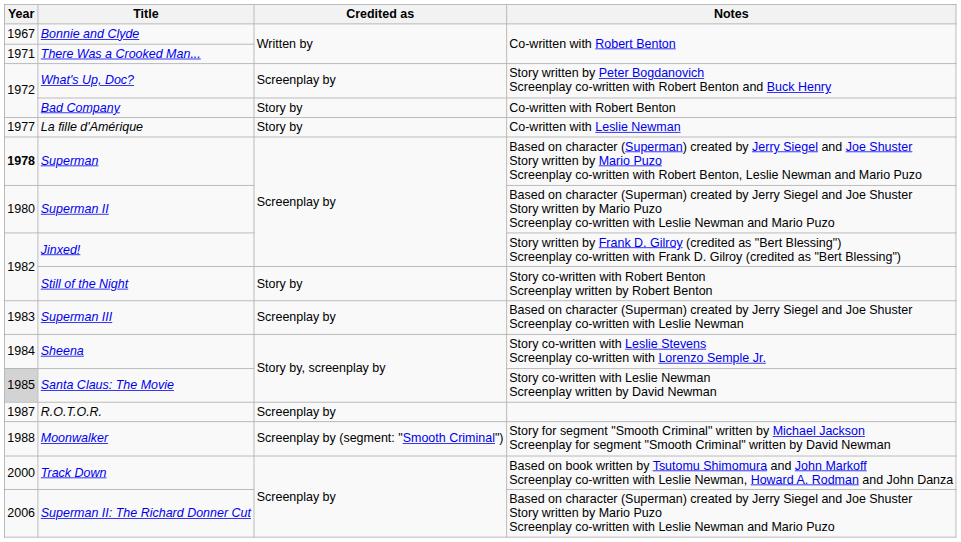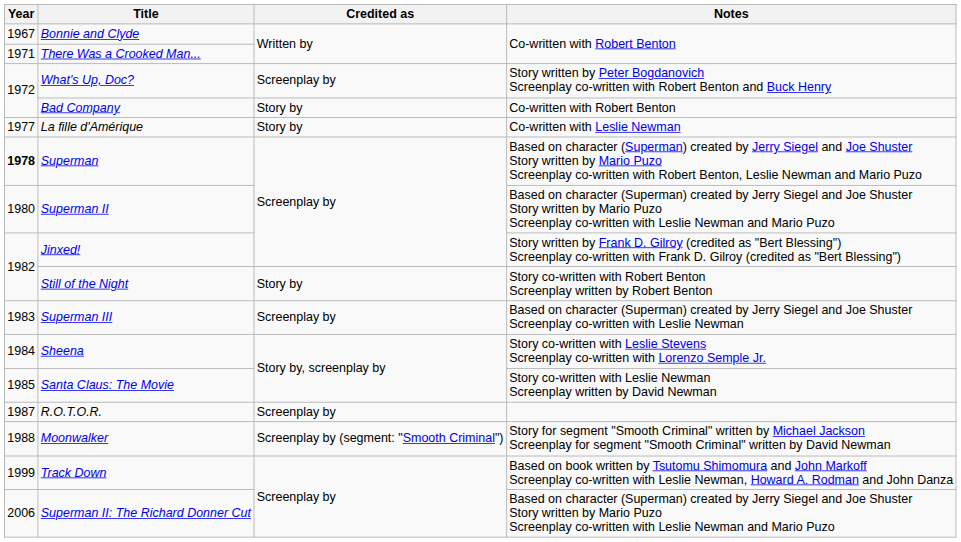(21, 385) lightgrey background -> (21, 385) no background
(21, 472) 2000 -> (21, 472) 1999
